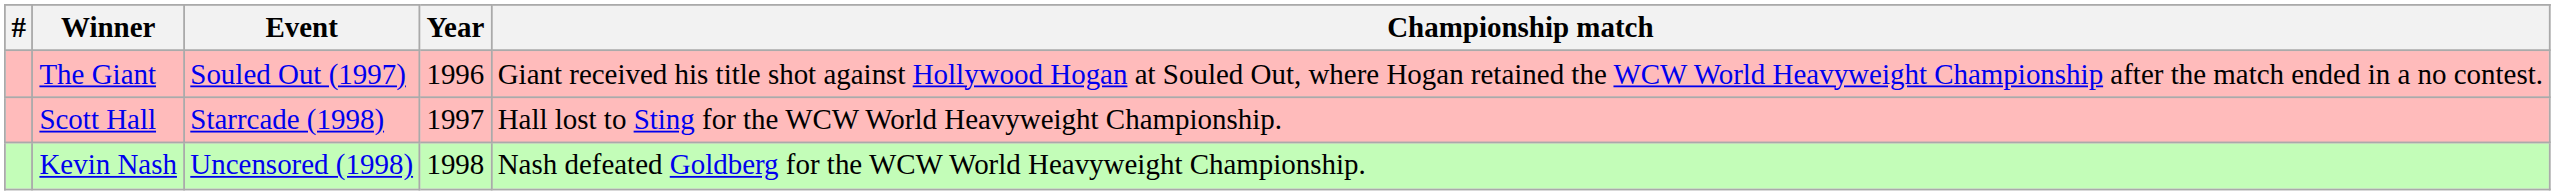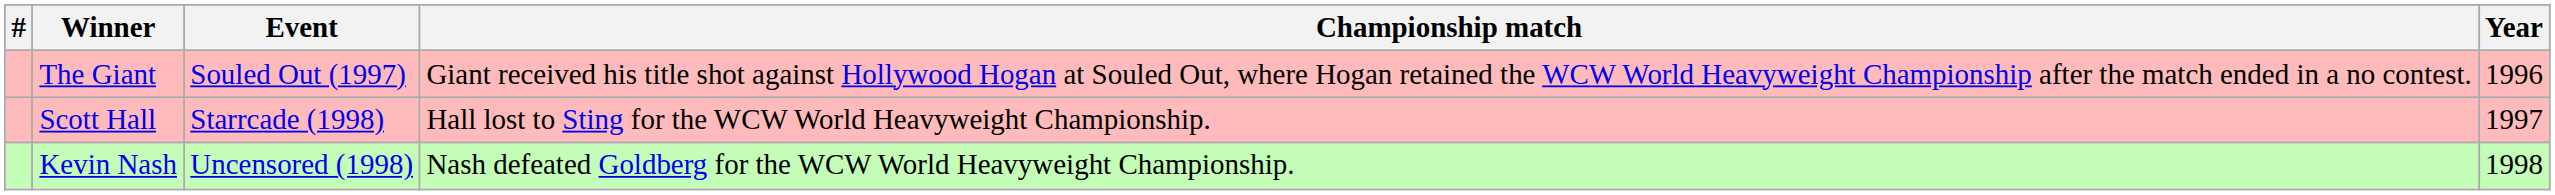columns swapped: (455, 27) <-> (1520, 27)
